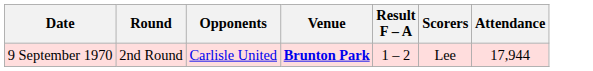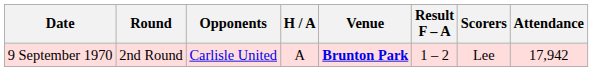+ column: (300, 24)
(510, 54) 17,944 -> (549, 54) 17,942
